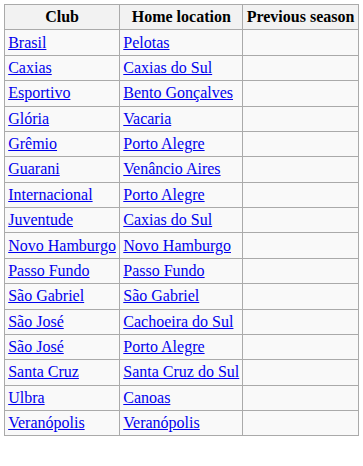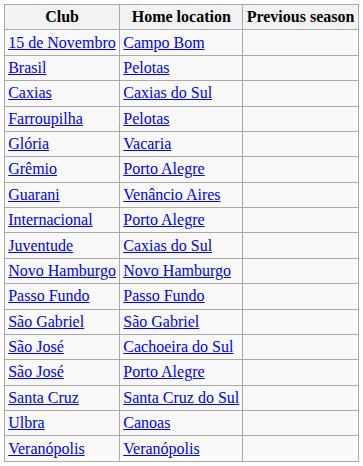+ row: (62, 42)
- row: (39, 93)
+ row: (46, 118)
